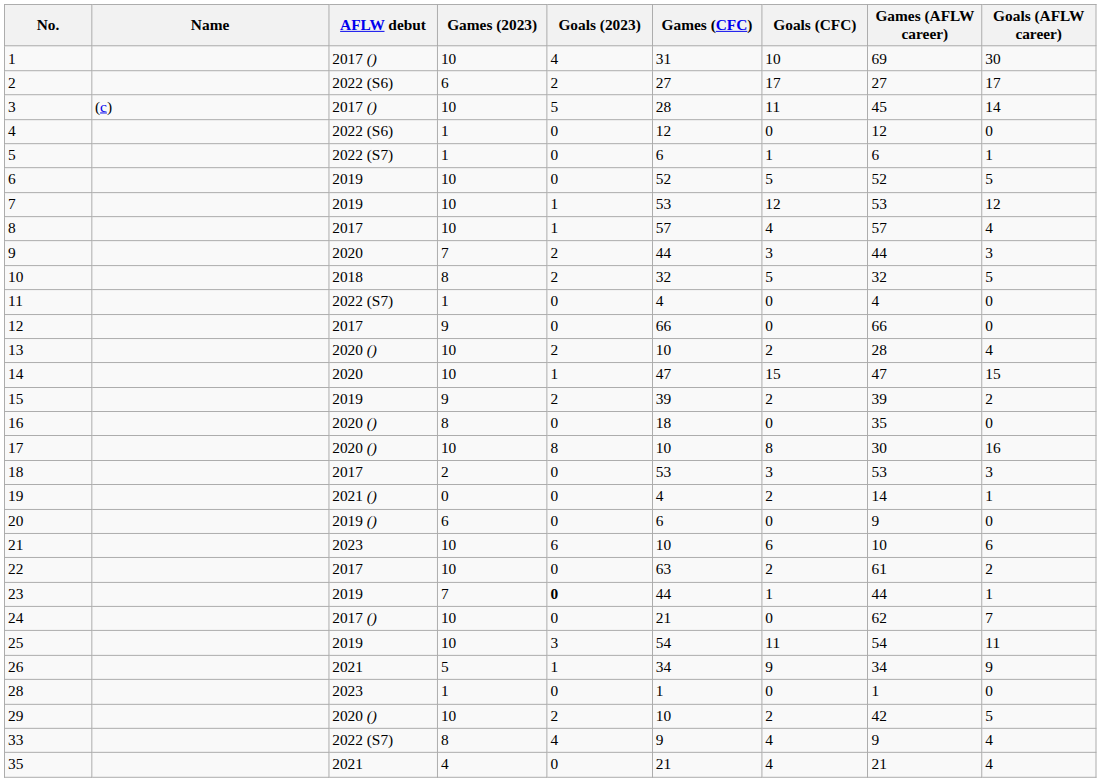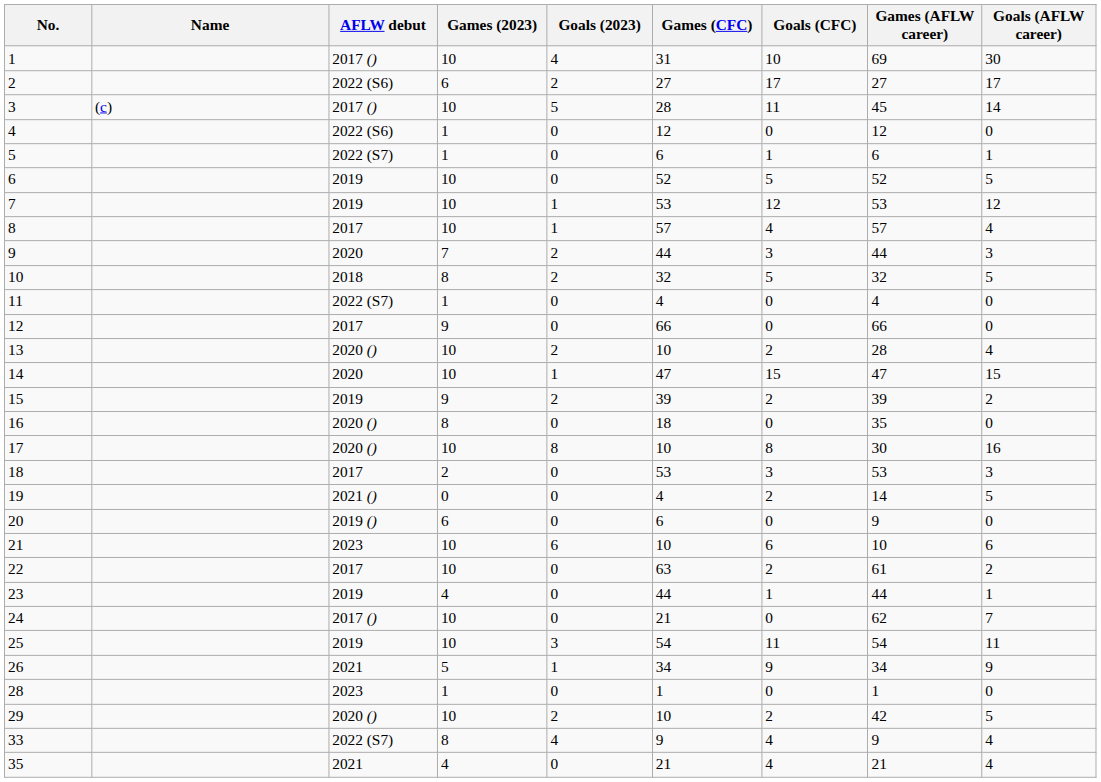(989, 496) 1 -> (989, 496) 5
(445, 594) 7 -> (445, 594) 4
(554, 594) bold -> (554, 594) normal
